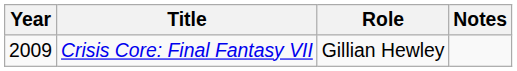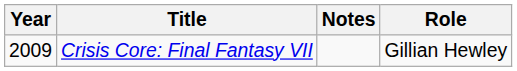columns swapped: (383, 19) <-> (480, 19)
